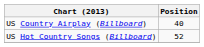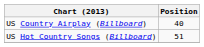(179, 36) 52 -> (179, 36) 51
